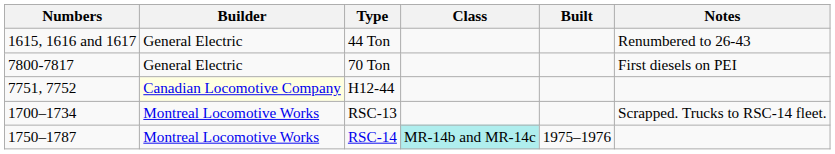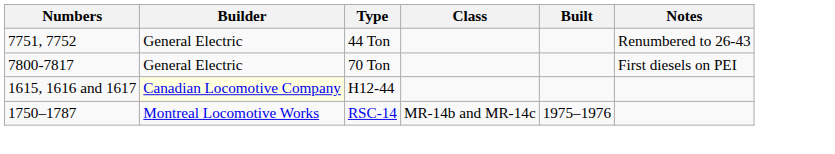(72, 40) 1615, 1616 and 1617 -> (42, 40) 7751, 7752
(42, 88) 7751, 7752 -> (72, 88) 1615, 1616 and 1617
- row: (372, 112)
(470, 137) paleturquoise background -> (470, 112) no background
